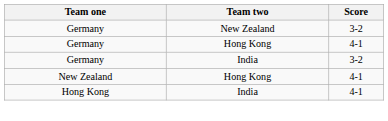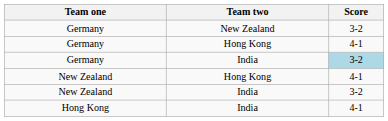(356, 60) no background -> (356, 60) lightblue background
+ row: (85, 92)
